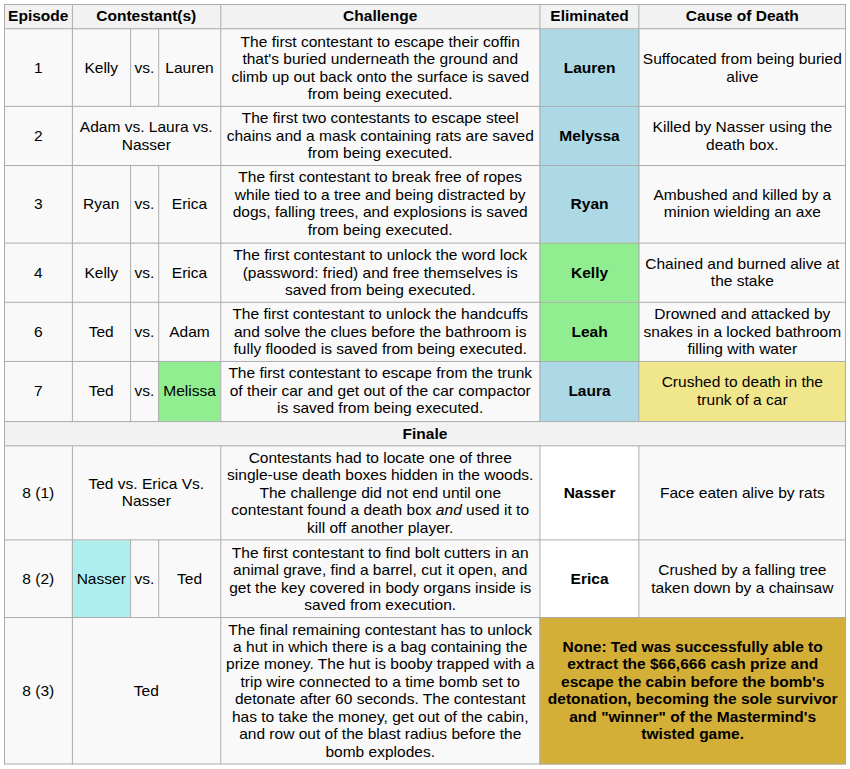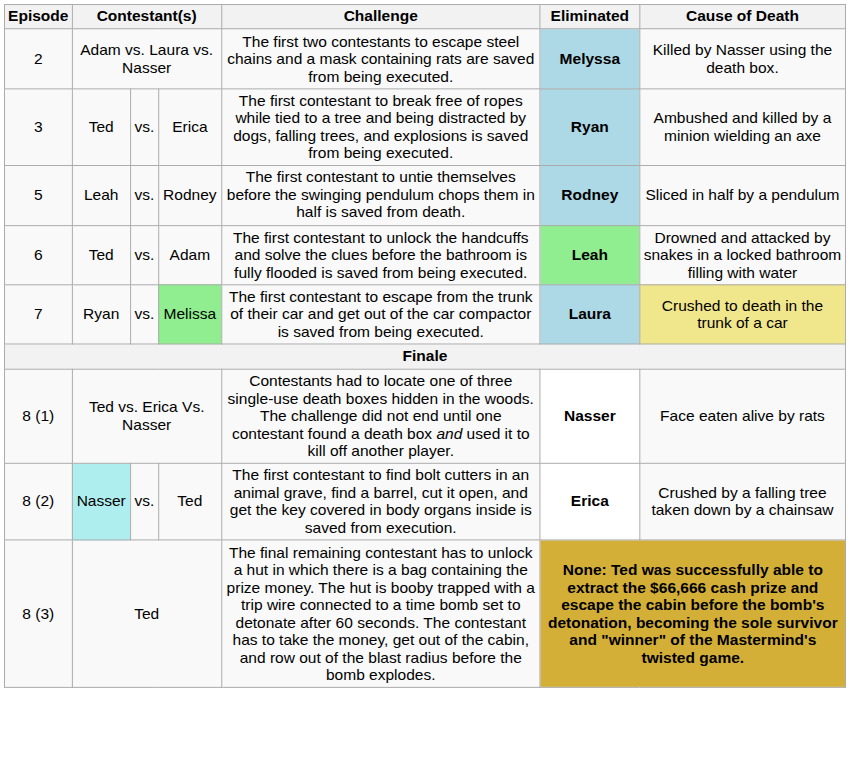- row: (38, 67)
(101, 204) Ryan -> (101, 127) Ted
- row: (38, 272)
+ row: (38, 195)
(101, 391) Ted -> (101, 314) Ryan
